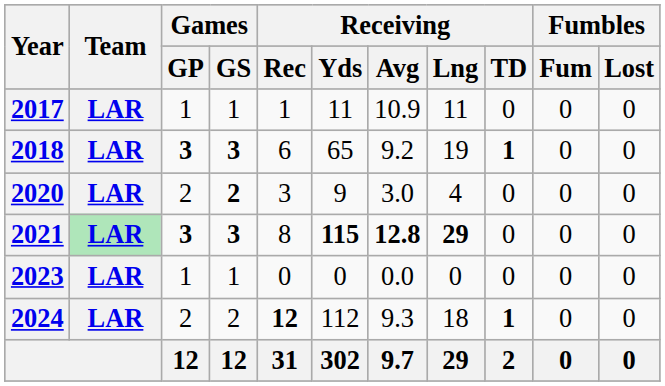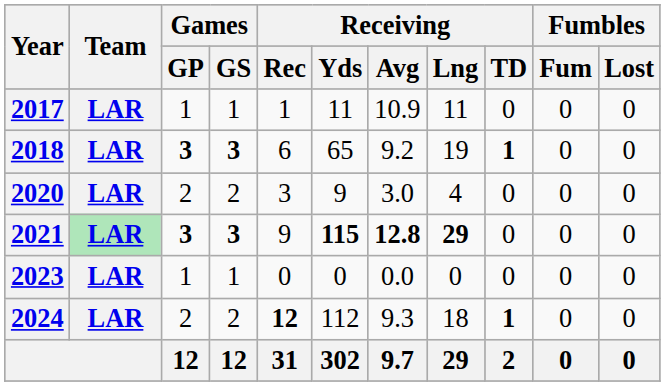(234, 192) bold -> (234, 192) normal
(285, 234) 8 -> (285, 234) 9
